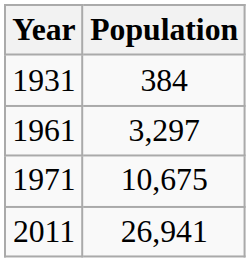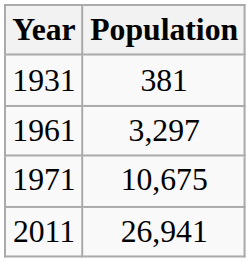(164, 79) 384 -> (164, 79) 381
